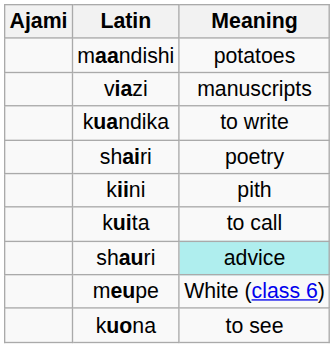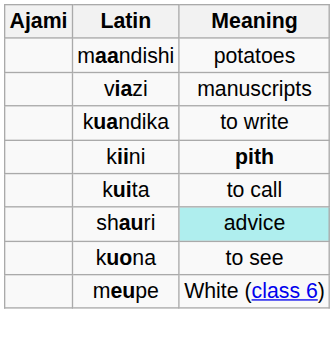- row: (126, 156)
(255, 190) normal -> (255, 156) bold
rows swapped: (126, 291) <-> (126, 325)
